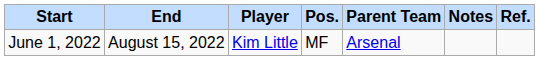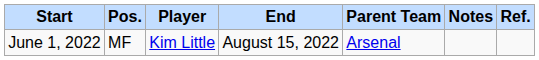columns swapped: (166, 17) <-> (322, 17)
